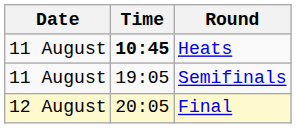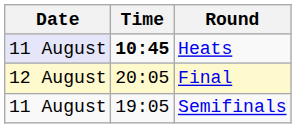(58, 49) no background -> (58, 49) lavender background
rows swapped: (232, 78) <-> (205, 108)
